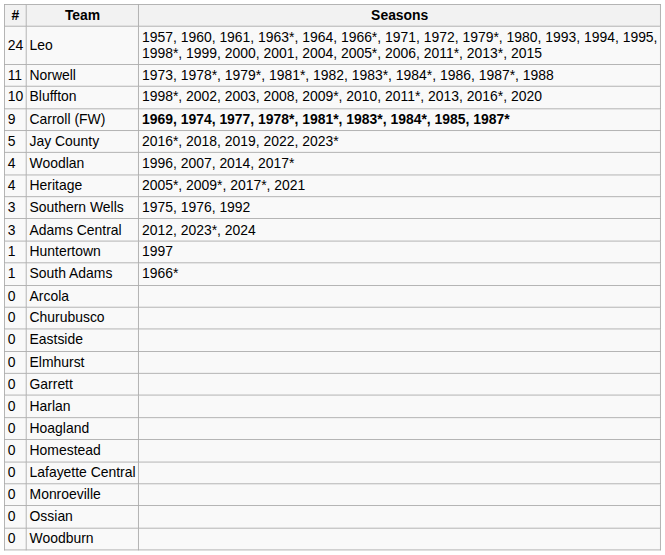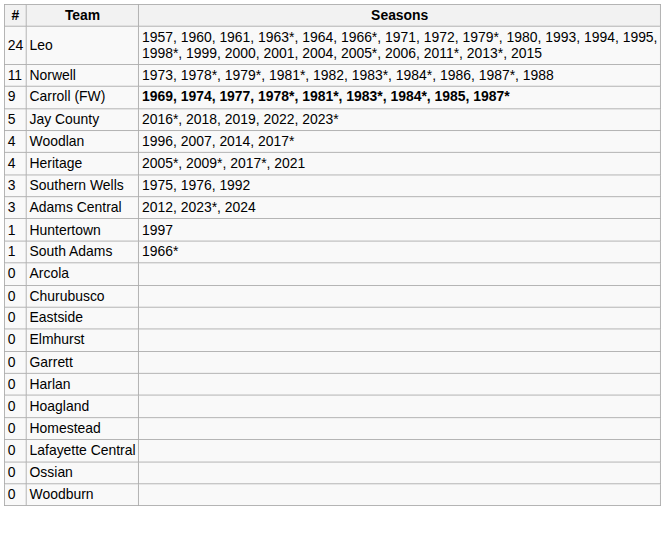- row: (53, 97)
- row: (65, 494)
